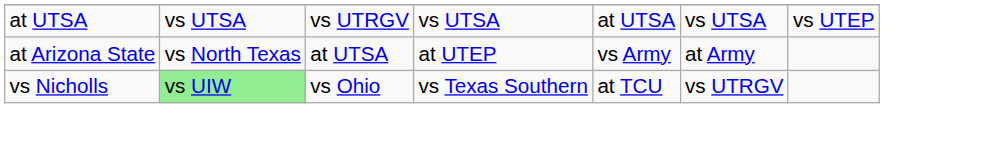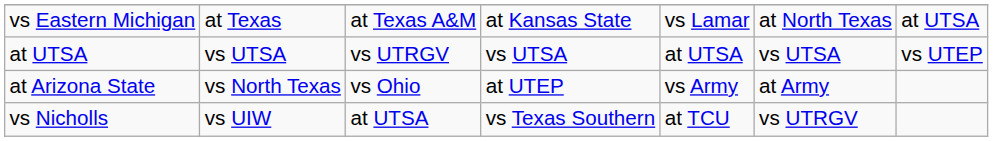+ row: (102, 20)
(349, 53) at UTSA -> (385, 86) vs Ohio
(198, 86) lightgreen background -> (238, 119) no background
(345, 86) vs Ohio -> (389, 119) at UTSA
